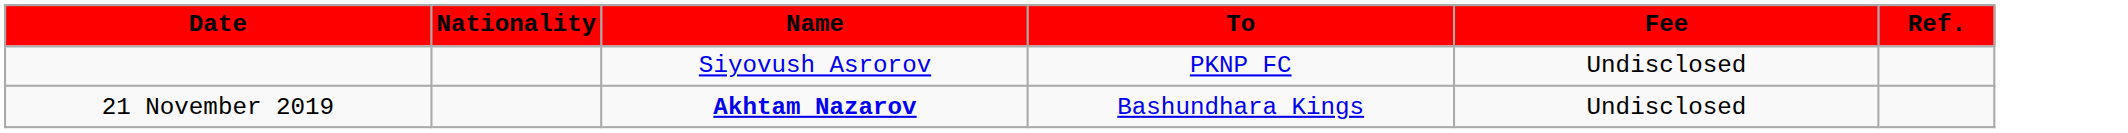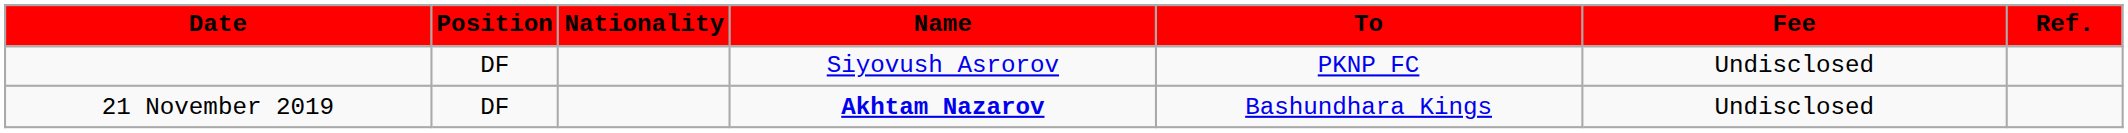+ column: (495, 25)
